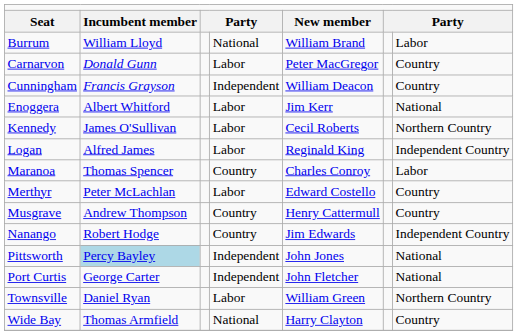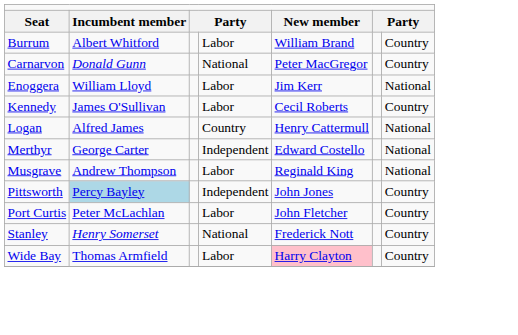(123, 42) William Lloyd -> (116, 42) Albert Whitford
(236, 42) National -> (218, 42) Labor
(412, 42) Labor -> (407, 42) Country
(229, 63) Labor -> (225, 63) National
- row: (42, 85)
(127, 106) Albert Whitford -> (112, 85) William Lloyd
(444, 127) Northern Country -> (407, 106) Country
(229, 149) Labor -> (224, 127) Country
(325, 149) Reginald King -> (322, 127) Henry Cattermull
(452, 149) Independent Country -> (408, 127) National
- row: (31, 170)
(129, 191) Peter McLachlan -> (110, 149) George Carter
(229, 191) Labor -> (235, 149) Independent
(418, 191) Country -> (408, 149) National
(235, 213) Country -> (218, 170) Labor
(333, 213) Henry Cattermull -> (314, 170) Reginald King
(418, 213) Country -> (408, 170) National
- row: (32, 234)
(419, 255) National -> (407, 191) Country
(121, 277) George Carter -> (118, 213) Peter McLachlan
(246, 277) Independent -> (218, 213) Labor
(419, 277) National -> (407, 213) Country
+ row: (28, 234)
- row: (37, 298)
(236, 319) National -> (218, 255) Labor
(324, 319) no background -> (313, 255) pink background
